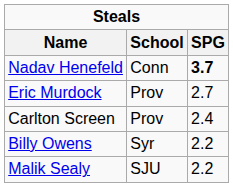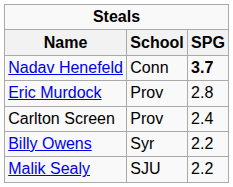(202, 93) 2.7 -> (202, 93) 2.8
